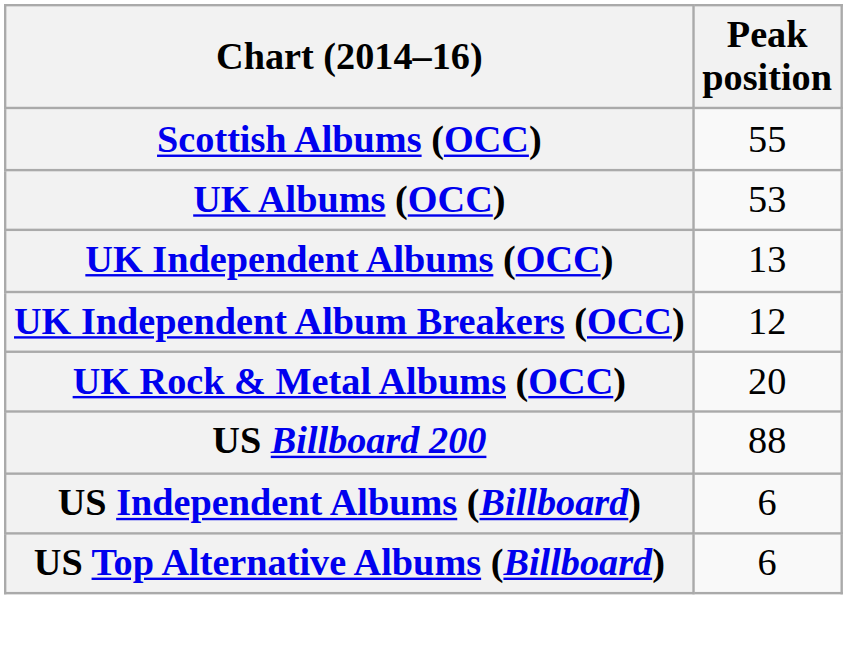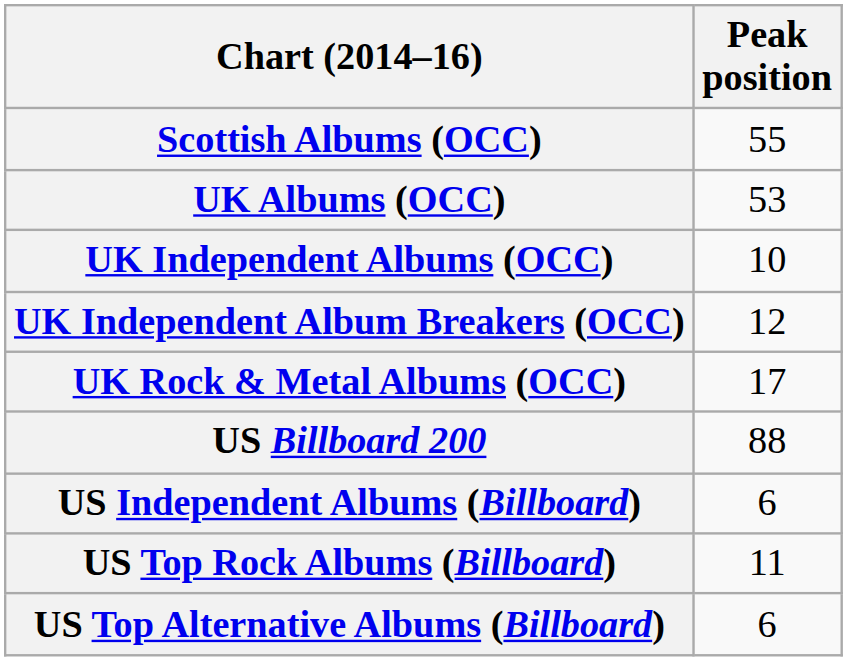(767, 259) 13 -> (767, 259) 10
(767, 381) 20 -> (767, 381) 17
+ row: (349, 563)
